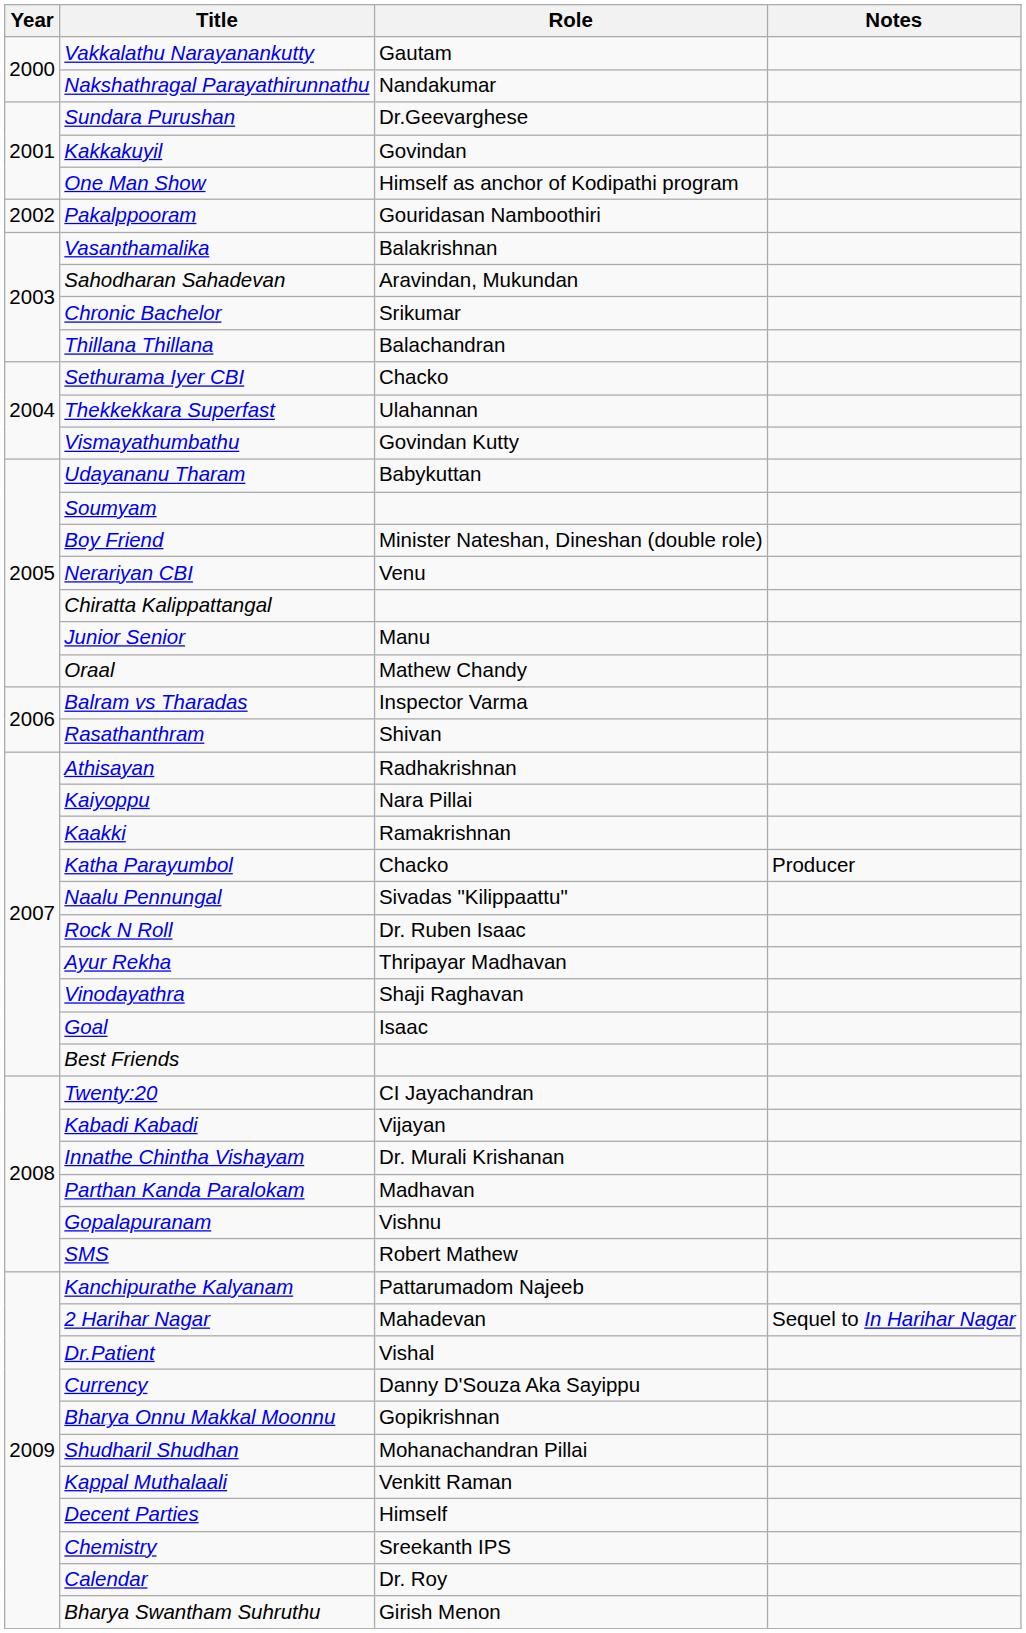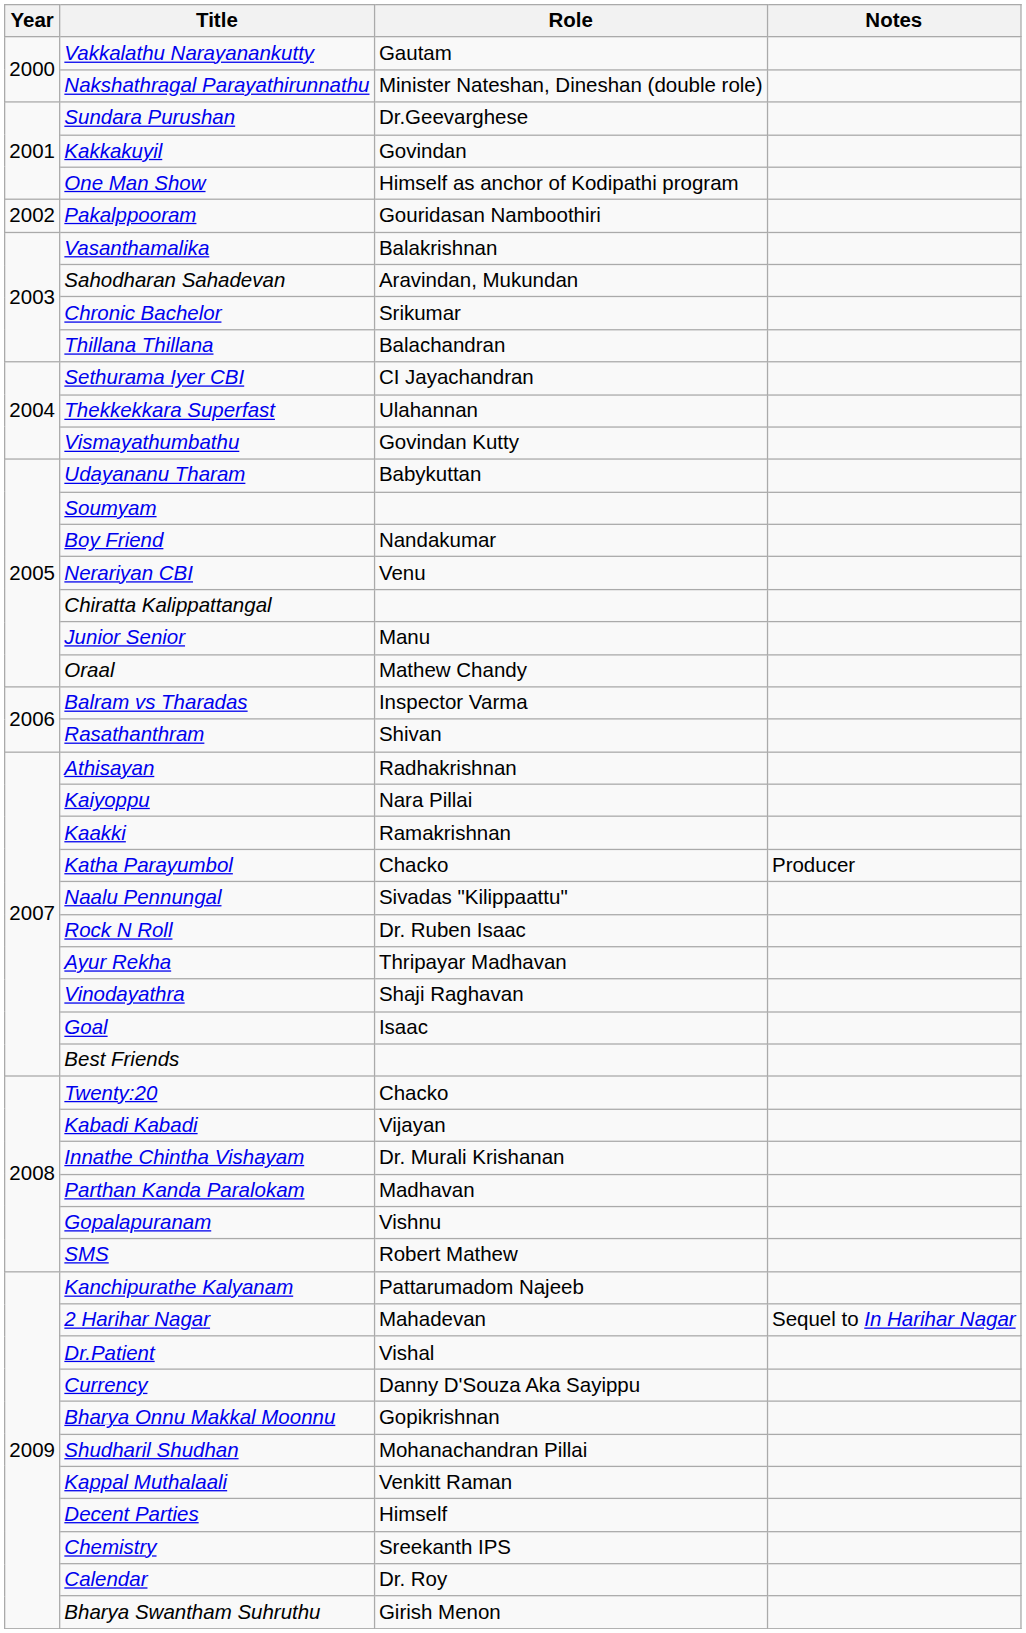(438, 85) Nandakumar -> (571, 85) Minister Nateshan, Dineshan (double role)
(414, 378) Chacko -> (456, 378) CI Jayachandran
(571, 540) Minister Nateshan, Dineshan (double role) -> (438, 540) Nandakumar
(456, 1092) CI Jayachandran -> (414, 1092) Chacko
